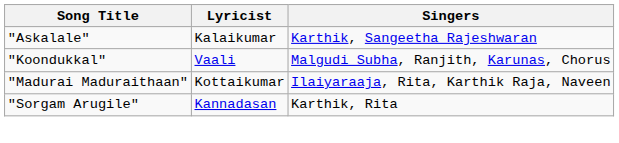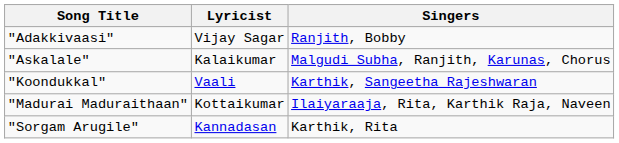+ row: (61, 38)
(414, 38) Karthik, Sangeetha Rajeshwaran -> (451, 60) Malgudi Subha, Ranjith, Karunas, Chorus
(451, 60) Malgudi Subha, Ranjith, Karunas, Chorus -> (414, 82) Karthik, Sangeetha Rajeshwaran
